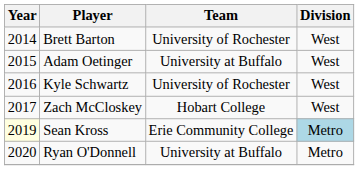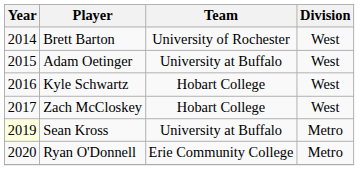(221, 84) University of Rochester -> (221, 84) Hobart College
(221, 130) Erie Community College -> (221, 130) University at Buffalo
(325, 130) lightblue background -> (325, 130) no background
(221, 152) University at Buffalo -> (221, 152) Erie Community College
